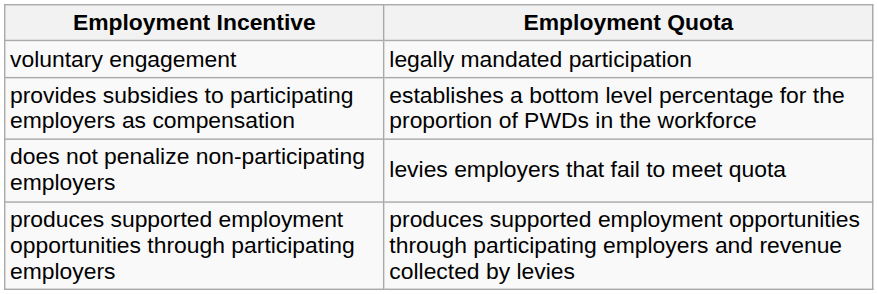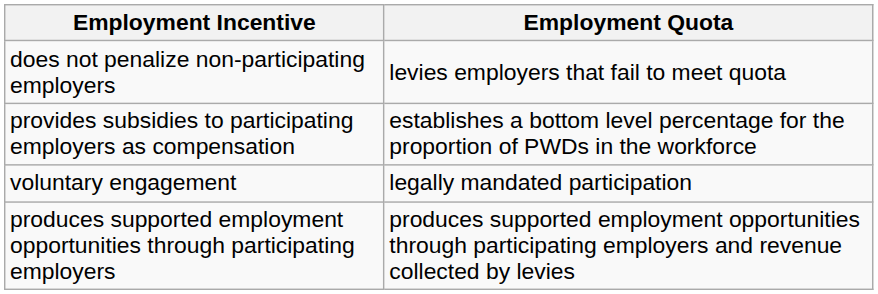rows swapped: (123, 58) <-> (187, 170)
